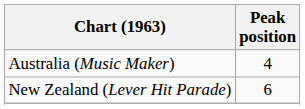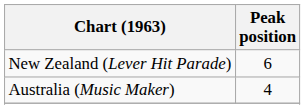rows swapped: (91, 63) <-> (120, 90)
